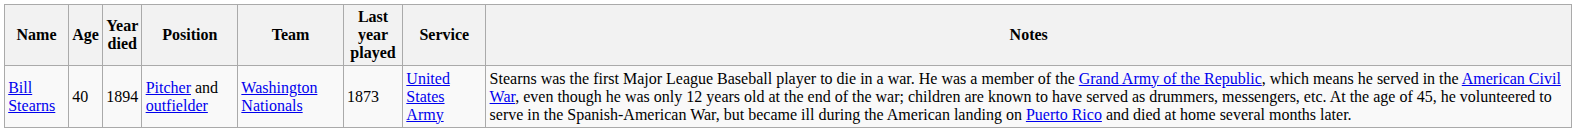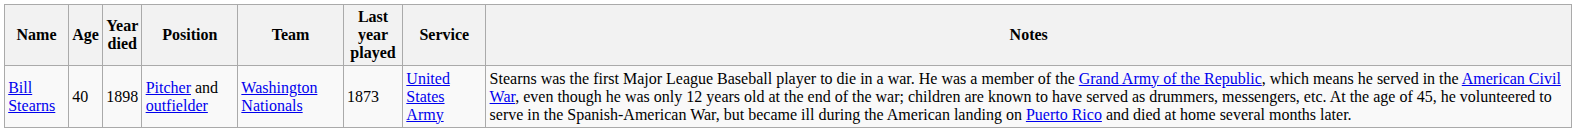(122, 96) 1894 -> (122, 96) 1898
